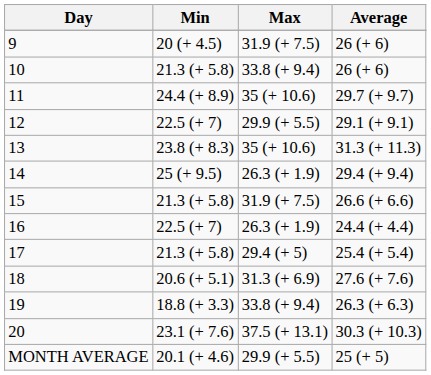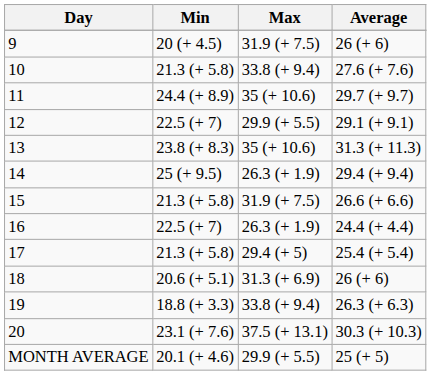(362, 69) 26 (+ 6) -> (374, 69) 27.6 (+ 7.6)
(374, 278) 27.6 (+ 7.6) -> (362, 278) 26 (+ 6)
